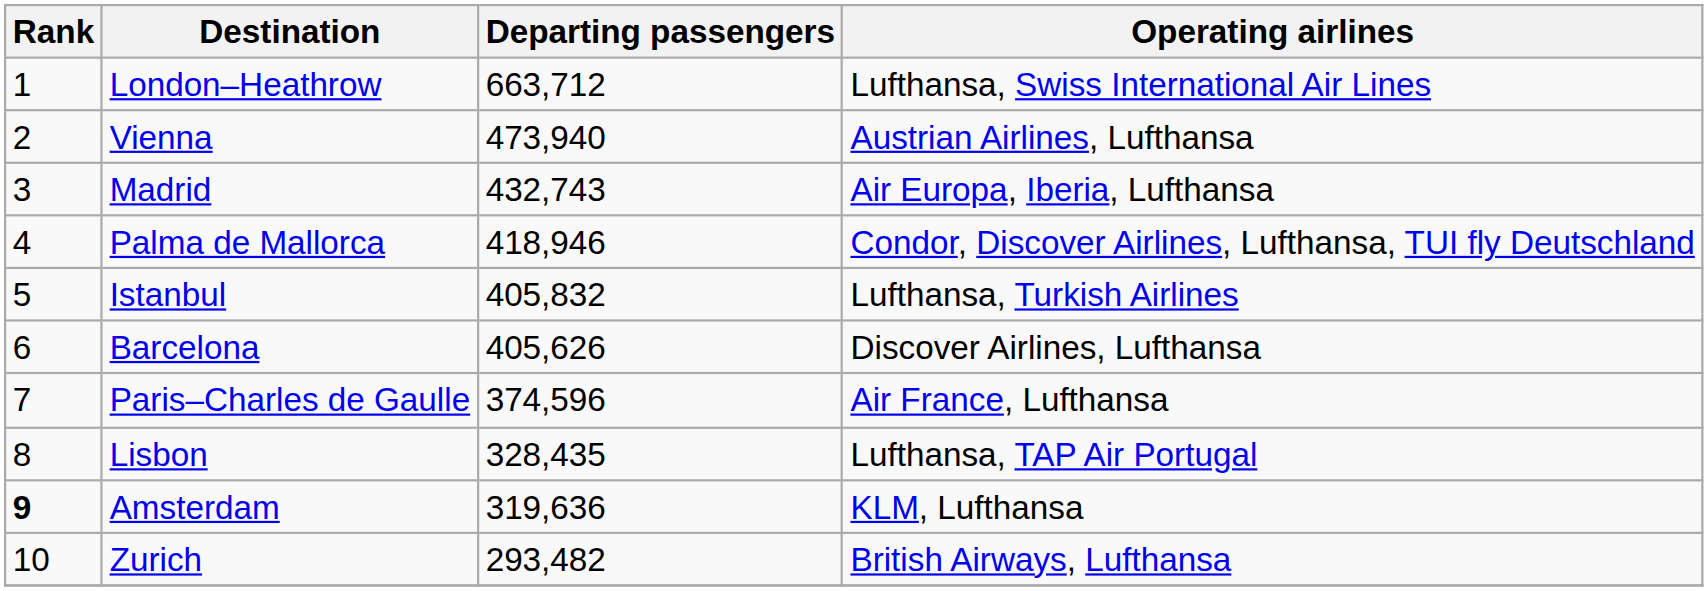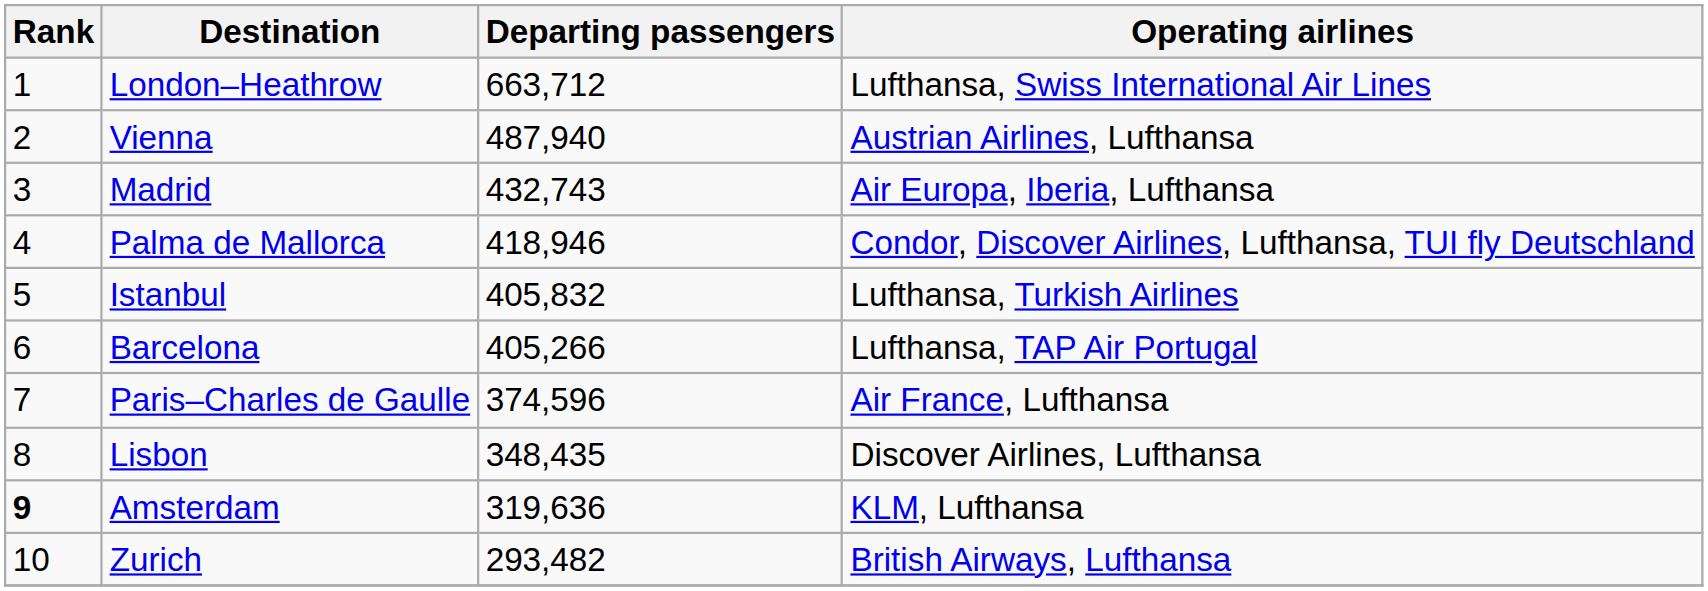(546, 137) 473,940 -> (546, 137) 487,940
(546, 348) 405,626 -> (546, 348) 405,266
(1056, 348) Discover Airlines, Lufthansa -> (1054, 348) Lufthansa, TAP Air Portugal
(546, 453) 328,435 -> (546, 453) 348,435
(1054, 453) Lufthansa, TAP Air Portugal -> (1056, 453) Discover Airlines, Lufthansa
